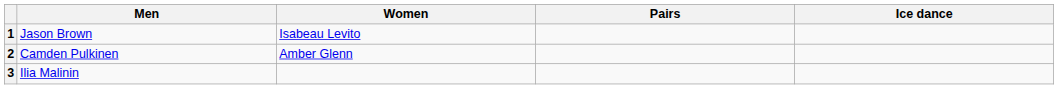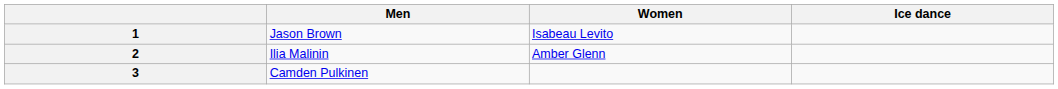- column: (665, 14)
(69, 53) Camden Pulkinen -> (299, 53) Ilia Malinin
(49, 73) Ilia Malinin -> (319, 73) Camden Pulkinen
